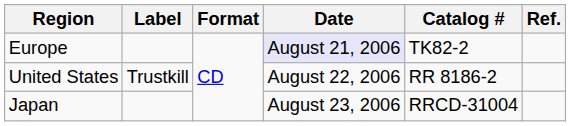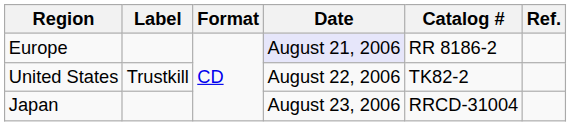(439, 47) TK82-2 -> (453, 47) RR 8186-2
(453, 76) RR 8186-2 -> (439, 76) TK82-2
